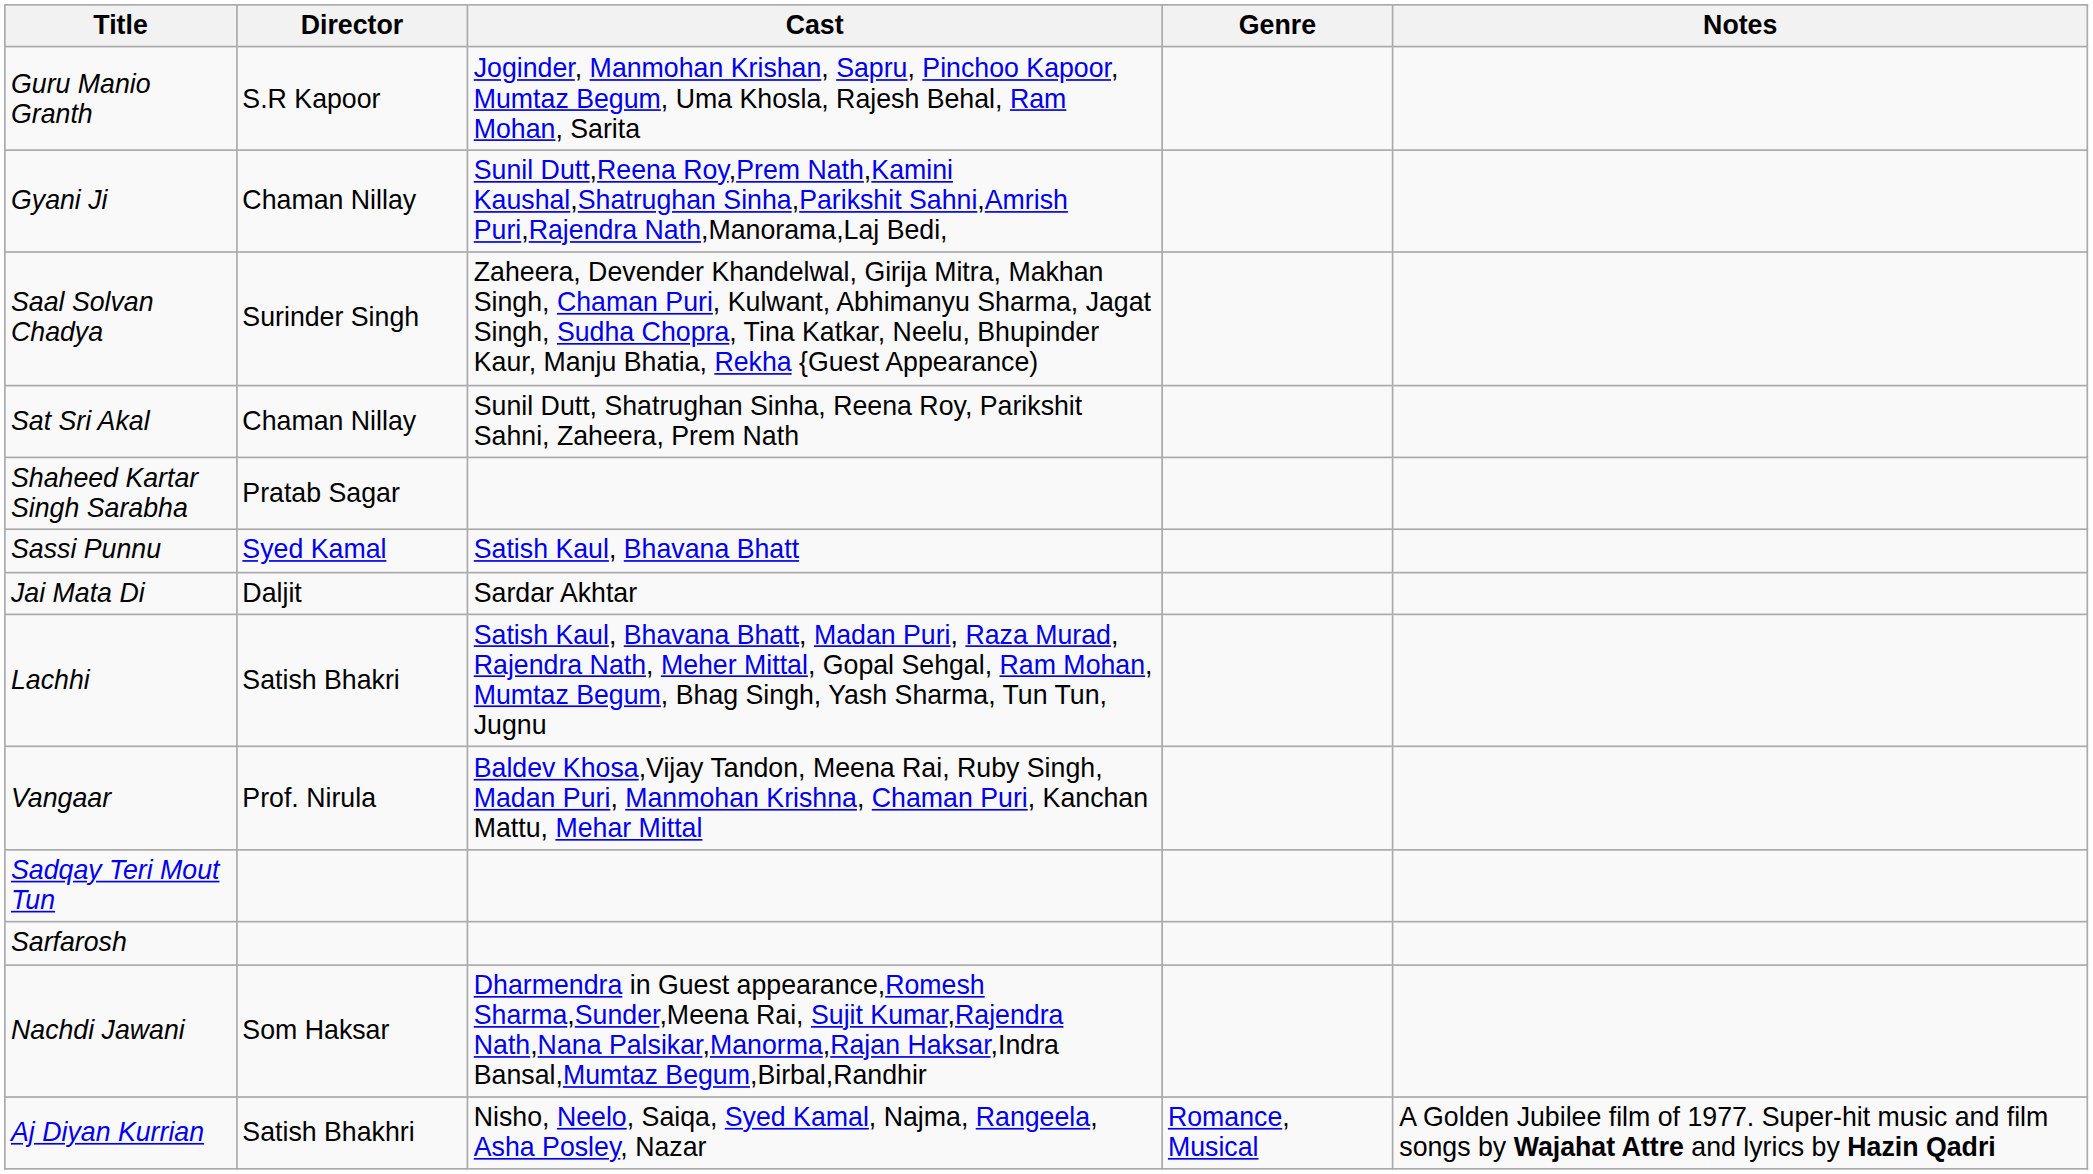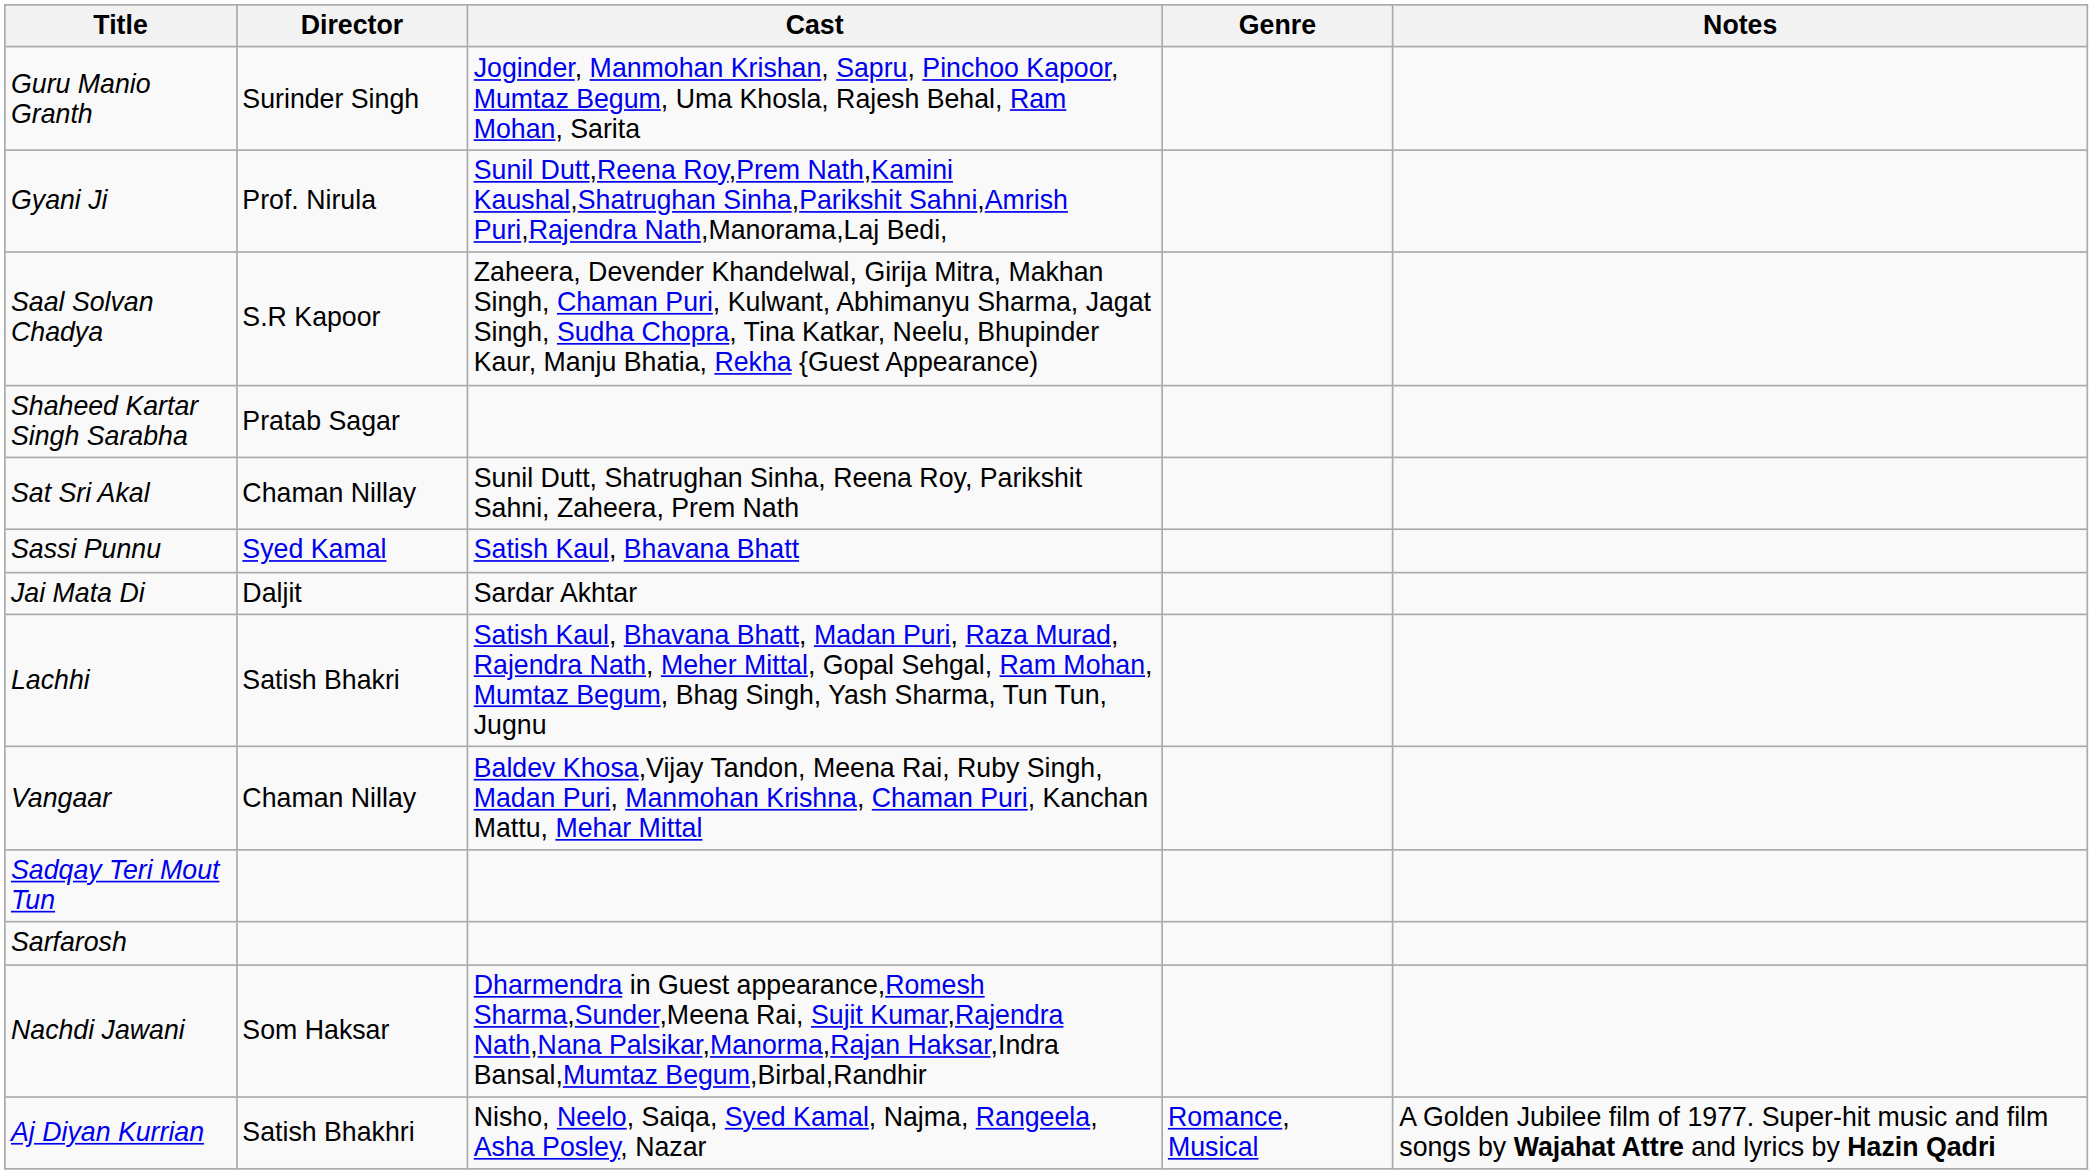(311, 98) S.R Kapoor -> (331, 98) Surinder Singh
(329, 200) Chaman Nillay -> (309, 200) Prof. Nirula
(331, 318) Surinder Singh -> (311, 318) S.R Kapoor
rows swapped: (105, 493) <-> (80, 420)
(309, 797) Prof. Nirula -> (329, 797) Chaman Nillay
